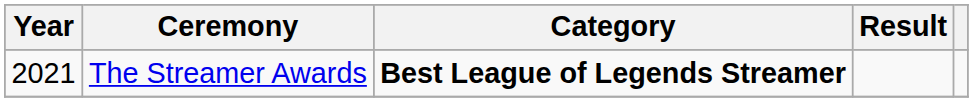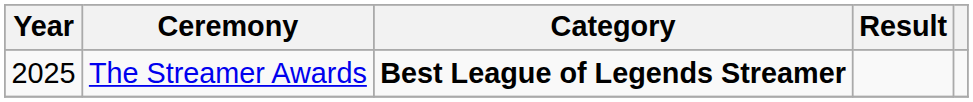(44, 73) 2021 -> (44, 73) 2025
